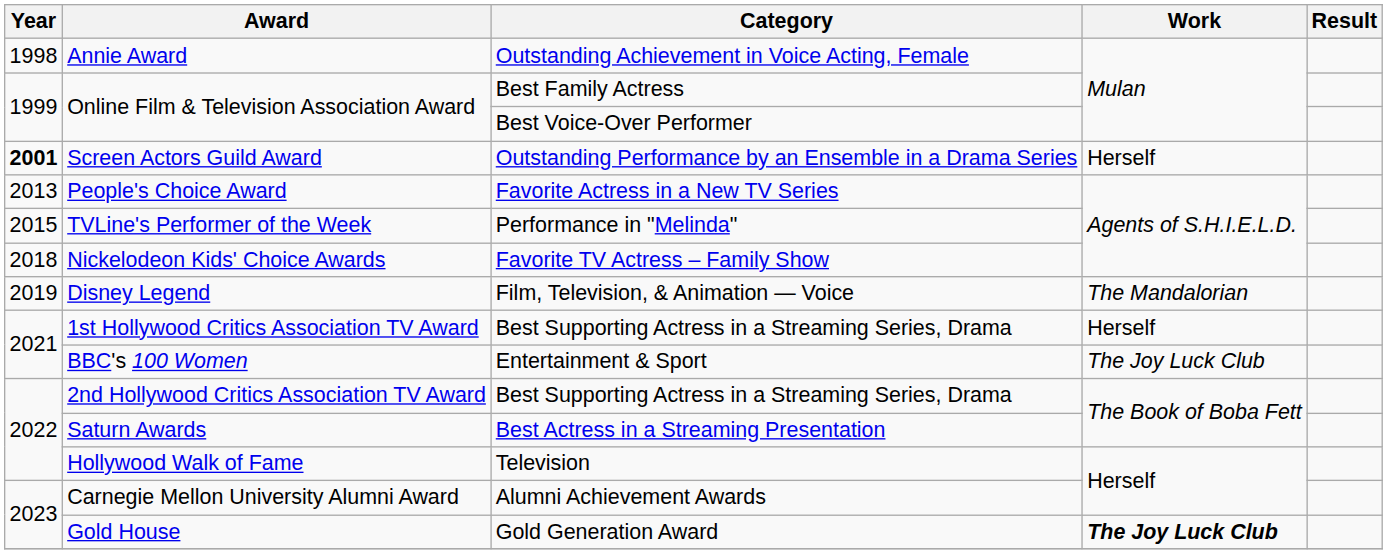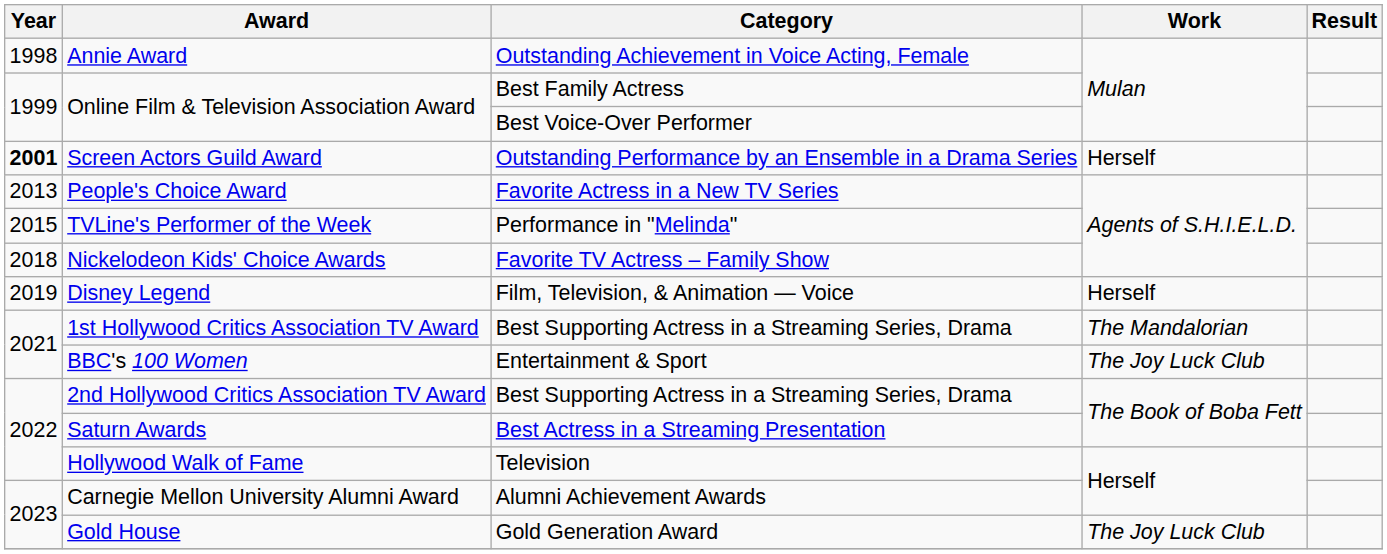(1168, 293) The Mandalorian -> (1121, 293) Herself
(1121, 327) Herself -> (1168, 327) The Mandalorian
(1183, 531) bold -> (1176, 531) normal
